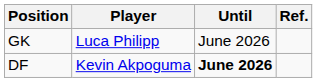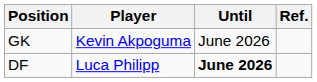(118, 41) Luca Philipp -> (133, 41) Kevin Akpoguma
(133, 65) Kevin Akpoguma -> (118, 65) Luca Philipp
